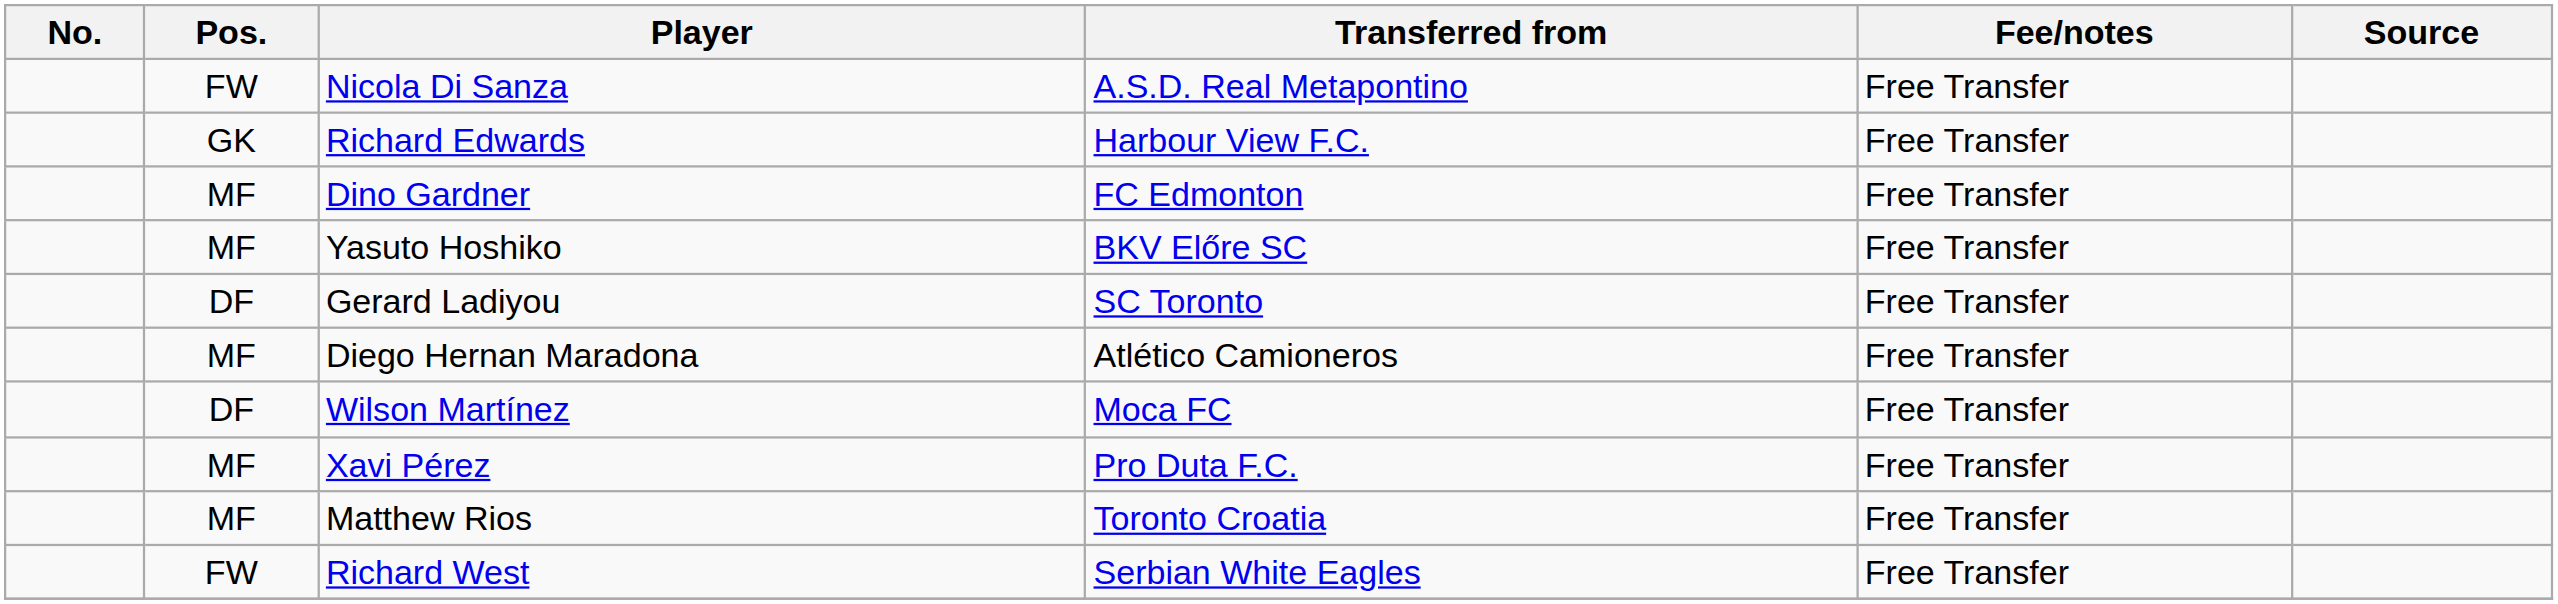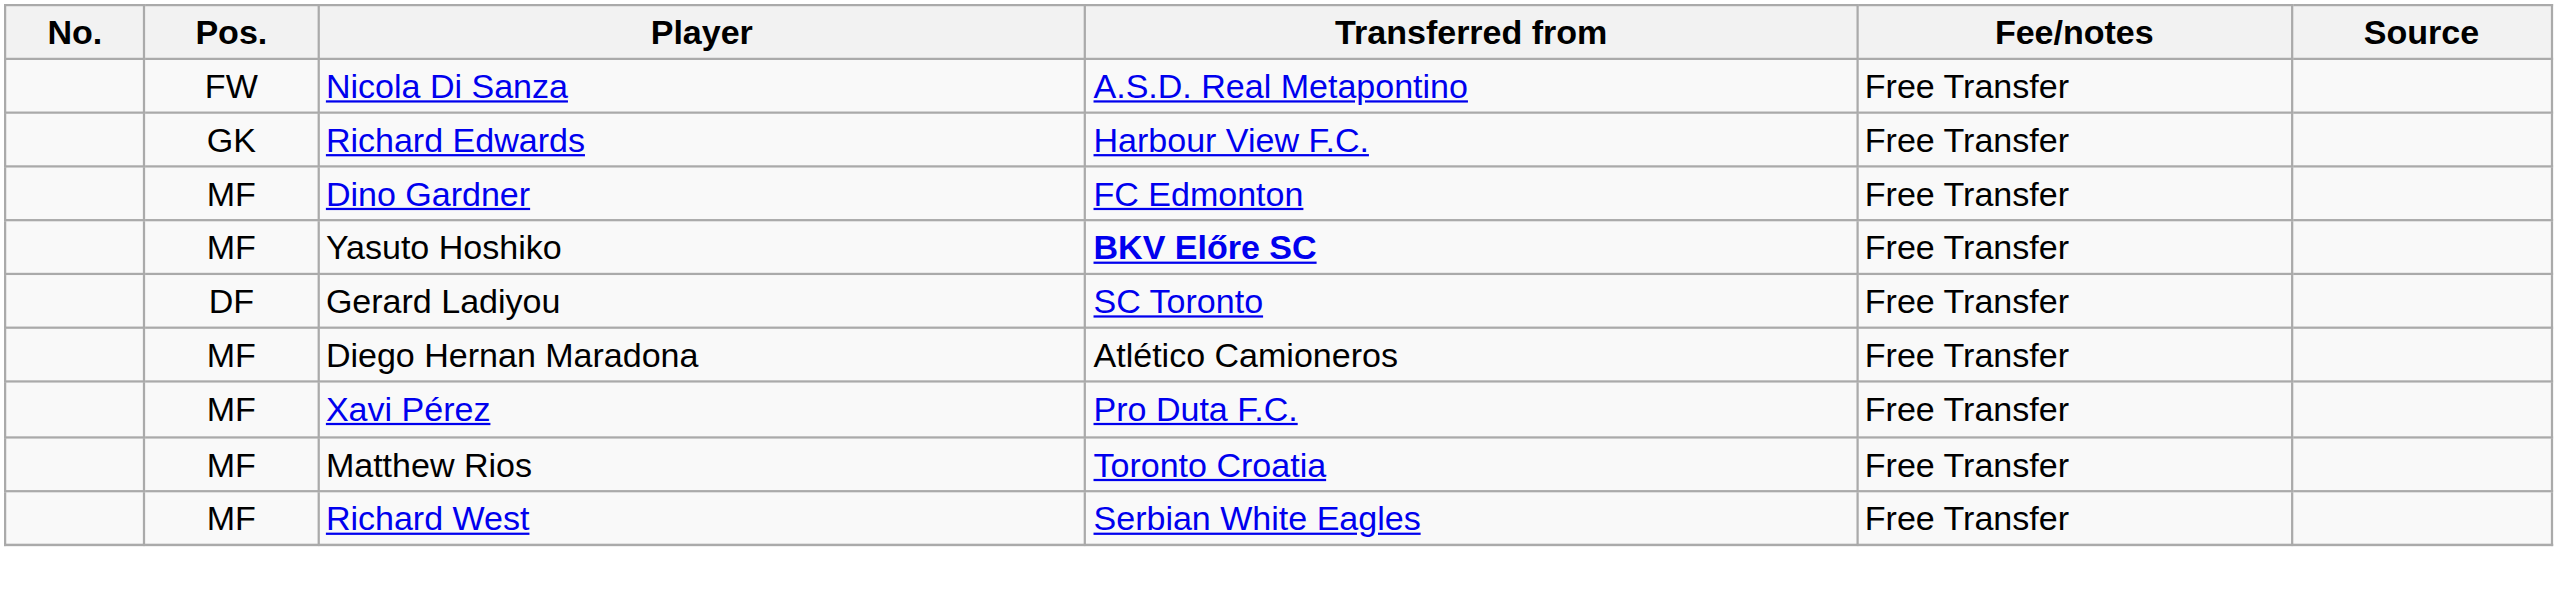(1200, 248) normal -> (1205, 248) bold
- row: (448, 410)
(231, 571) FW -> (231, 517) MF
